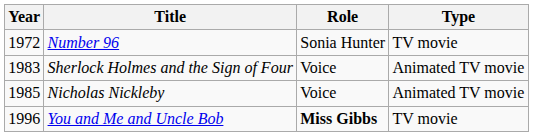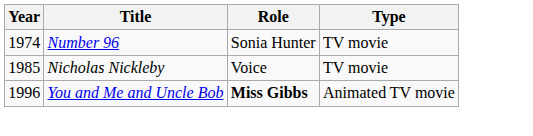(24, 42) 1972 -> (24, 42) 1974
- row: (170, 67)
(458, 93) Animated TV movie -> (356, 67) TV movie
(425, 118) TV movie -> (389, 93) Animated TV movie
